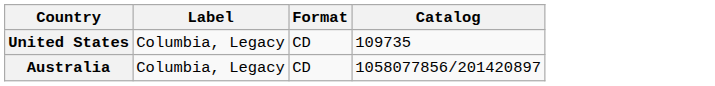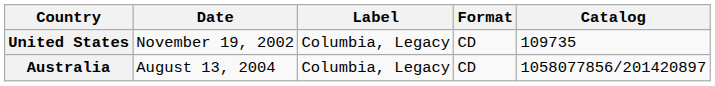+ column: (215, 17)
